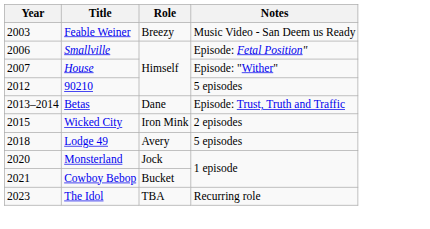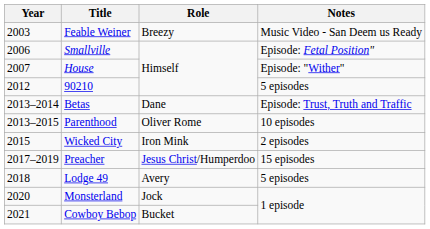+ row: (90, 123)
+ row: (84, 159)
- row: (84, 196)
